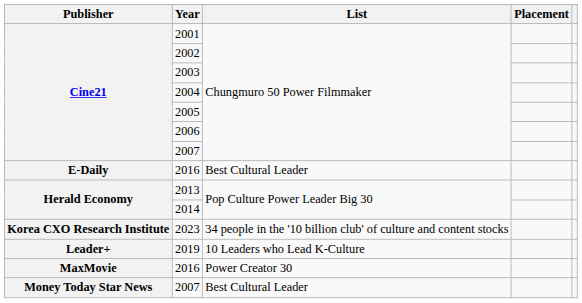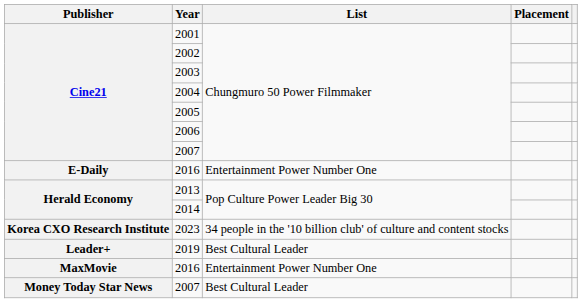(257, 170) Best Cultural Leader -> (291, 170) Entertainment Power Number One
(285, 248) 10 Leaders who Lead K-Culture -> (257, 248) Best Cultural Leader
(249, 268) Power Creator 30 -> (291, 268) Entertainment Power Number One
